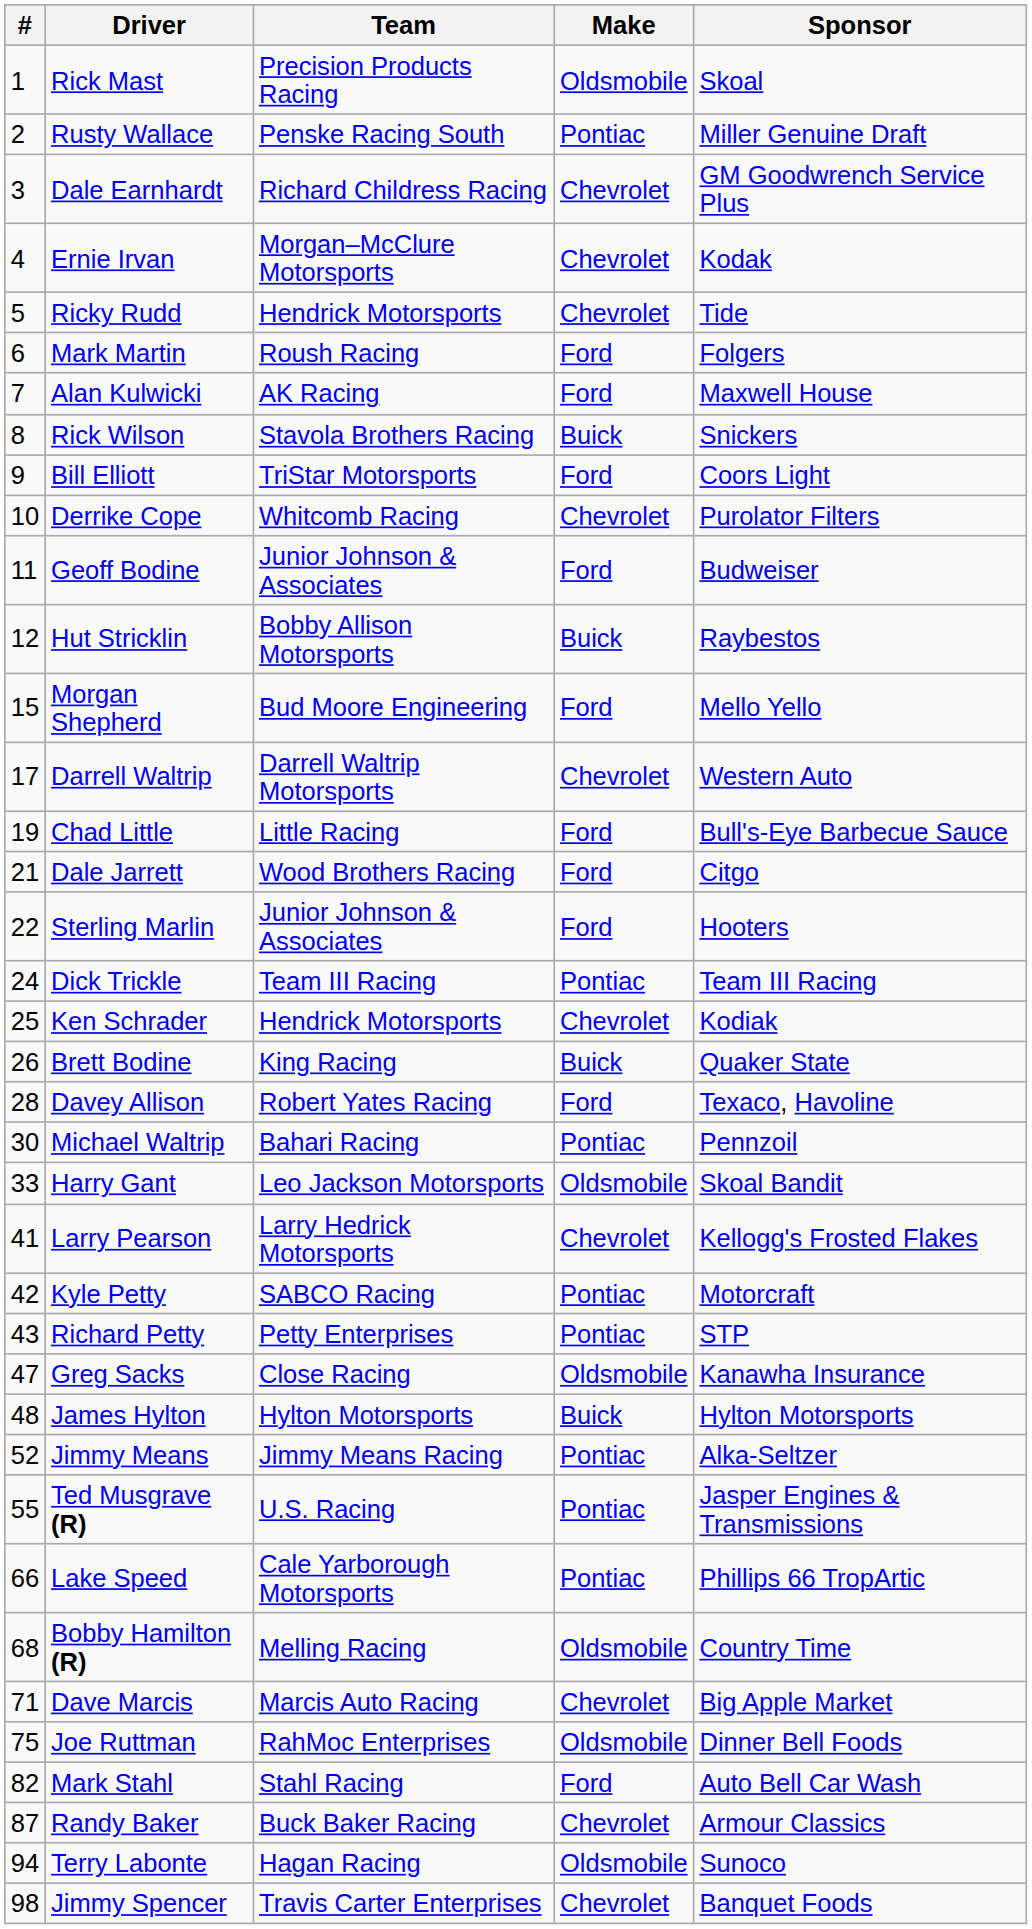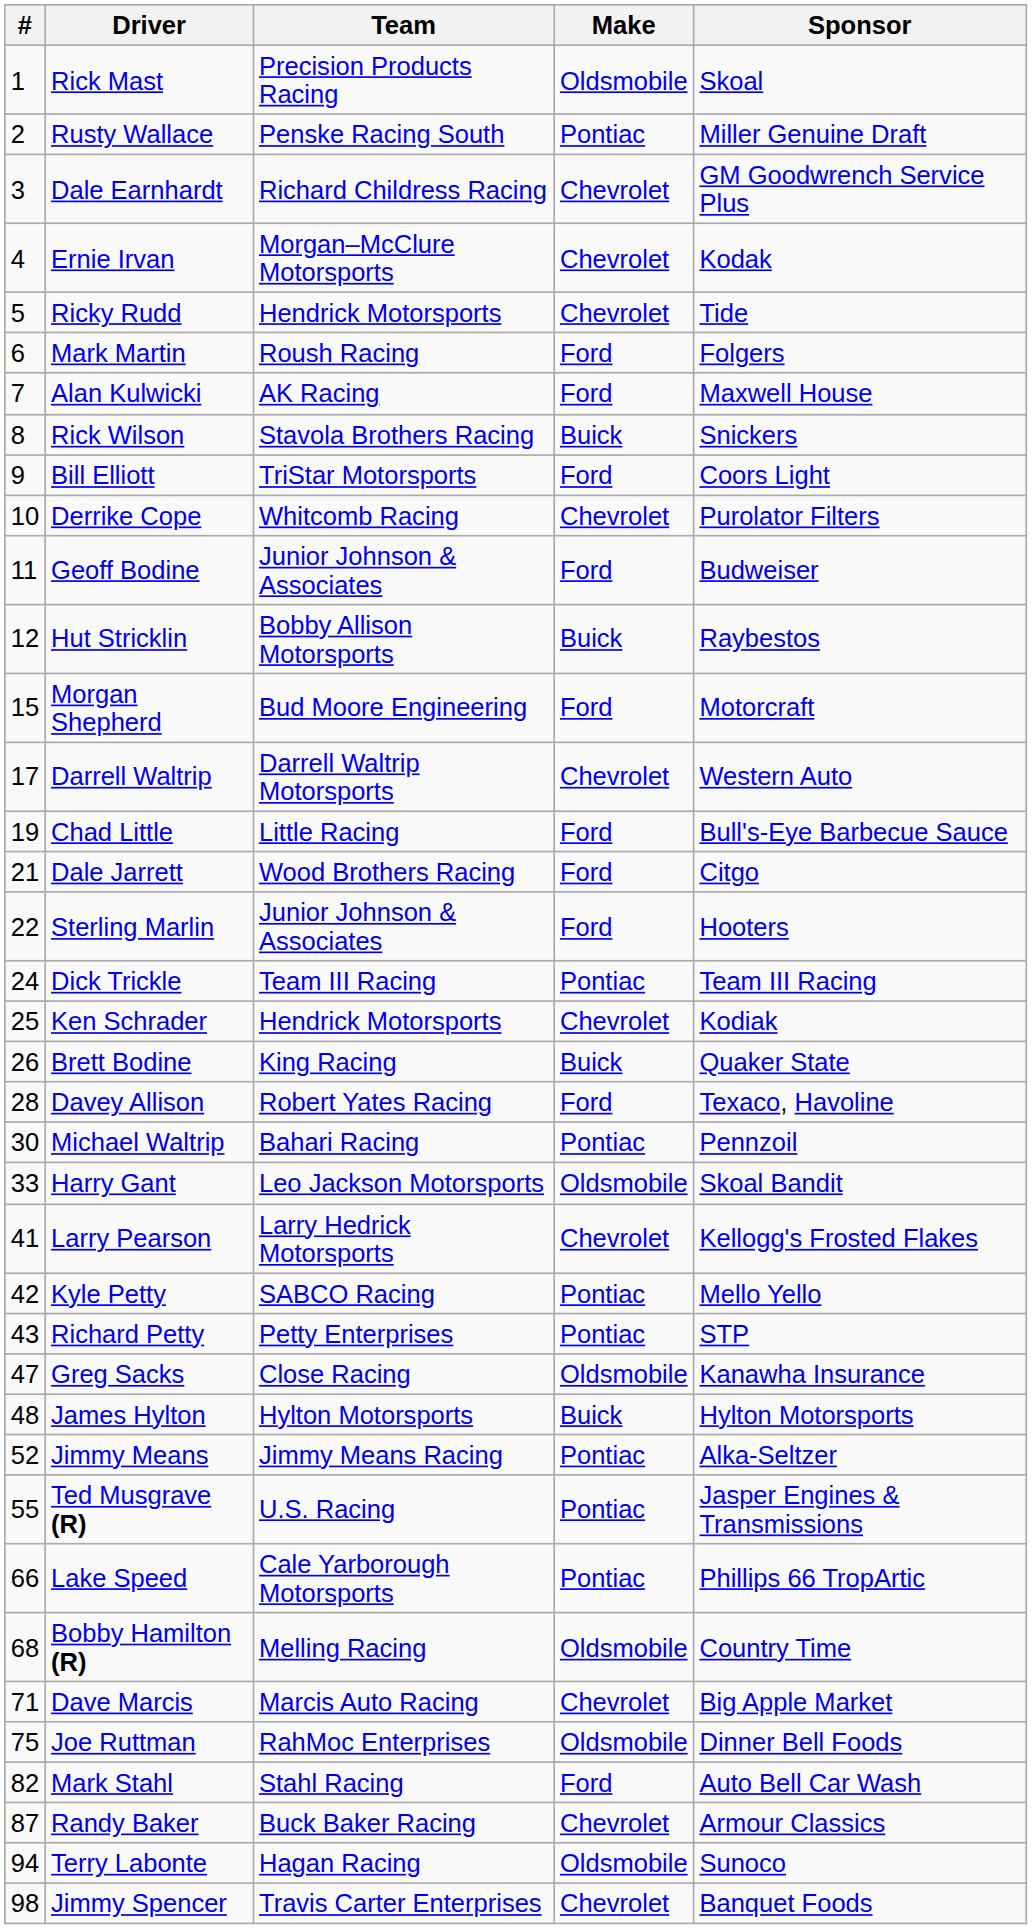(760, 708) Mello Yello -> (757, 708) Motorcraft
(757, 1293) Motorcraft -> (760, 1293) Mello Yello
